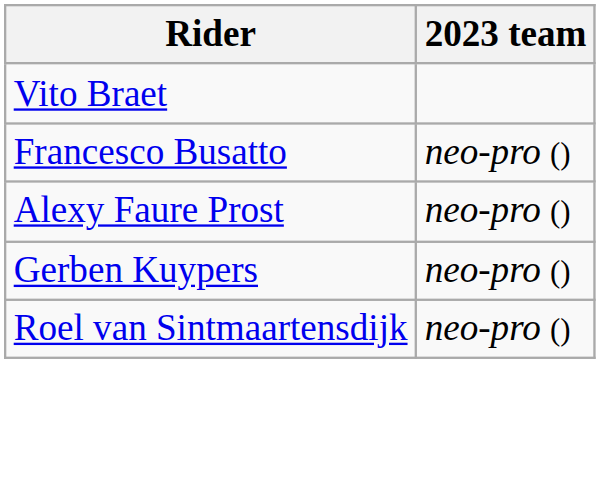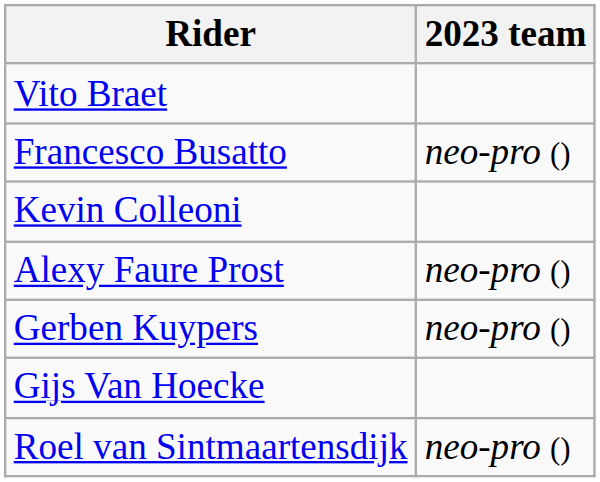+ row: (128, 210)
+ row: (139, 387)
